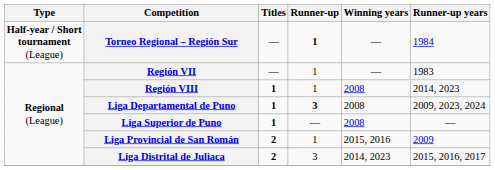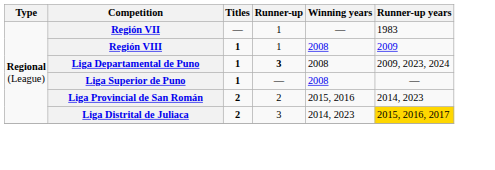- row: (172, 42)
(436, 88) 2014, 2023 -> (387, 47) 2009
(315, 139) 1 -> (279, 98) 2
(423, 139) 2009 -> (400, 98) 2014, 2023
(449, 156) no background -> (413, 115) gold background
